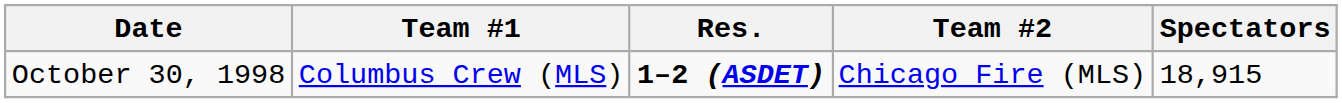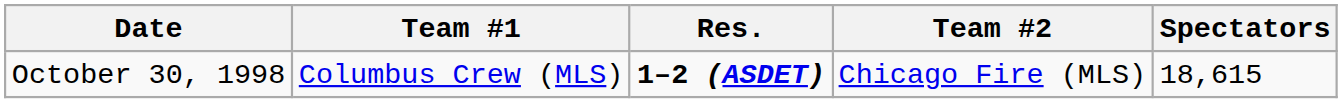(1211, 75) 18,915 -> (1211, 75) 18,615
